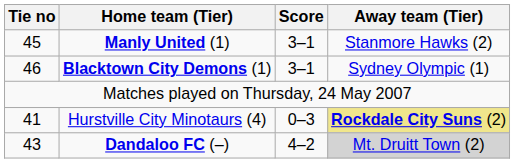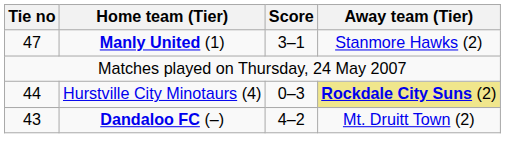(32, 42) 45 -> (32, 42) 47
- row: (167, 68)
(32, 119) 41 -> (32, 94) 44
(419, 145) lightgrey background -> (409, 119) no background
